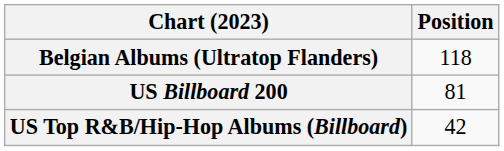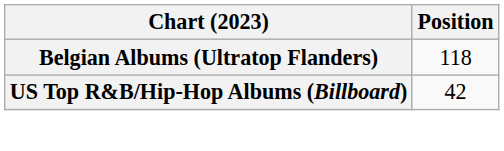- row: (209, 92)
